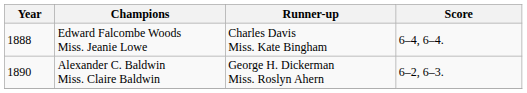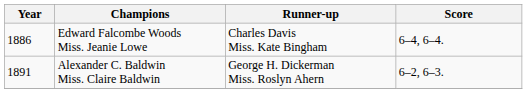(19, 39) 1888 -> (19, 39) 1886
(19, 72) 1890 -> (19, 72) 1891
